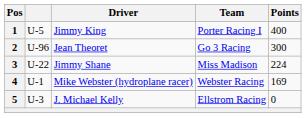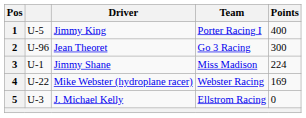(38, 65) U-22 -> (36, 65) U-1
(36, 82) U-1 -> (38, 82) U-22
